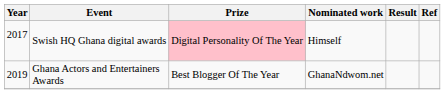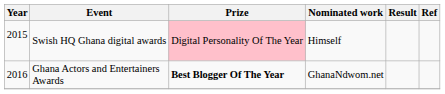(17, 35) 2017 -> (17, 35) 2015
(17, 74) 2019 -> (17, 74) 2016
(225, 74) normal -> (228, 74) bold
